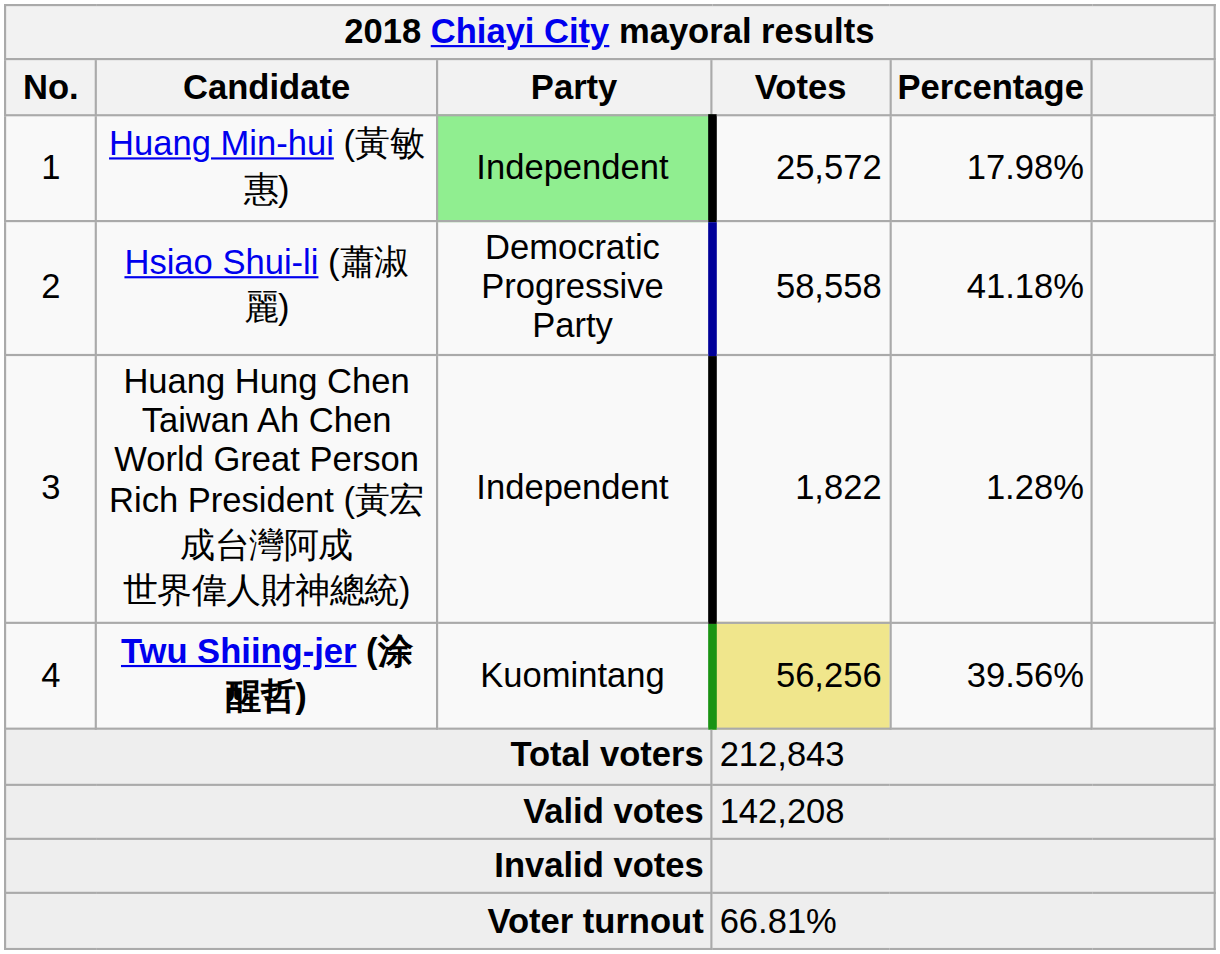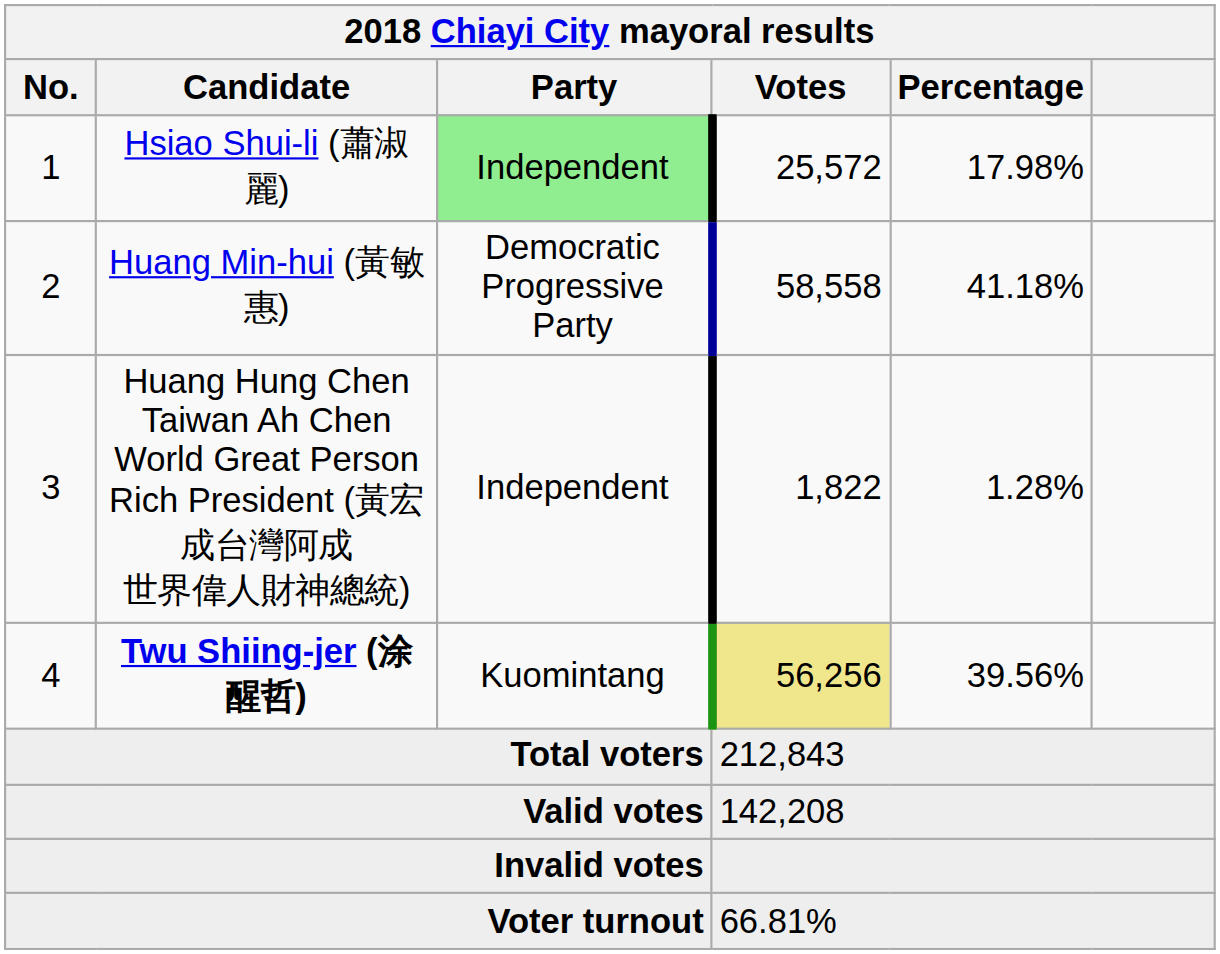(267, 166) Huang Min-hui (黃敏惠) -> (267, 166) Hsiao Shui-li (蕭淑麗)
(267, 285) Hsiao Shui-li (蕭淑麗) -> (267, 285) Huang Min-hui (黃敏惠)
